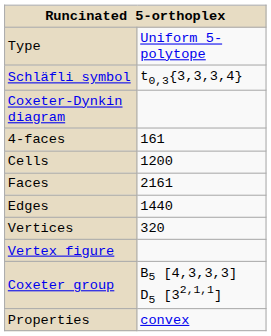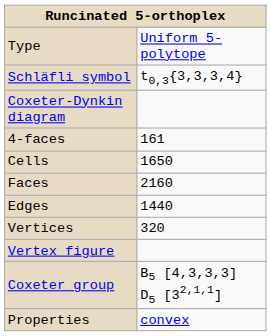(157, 162) 1200 -> (157, 162) 1650
(157, 184) 2161 -> (157, 184) 2160
